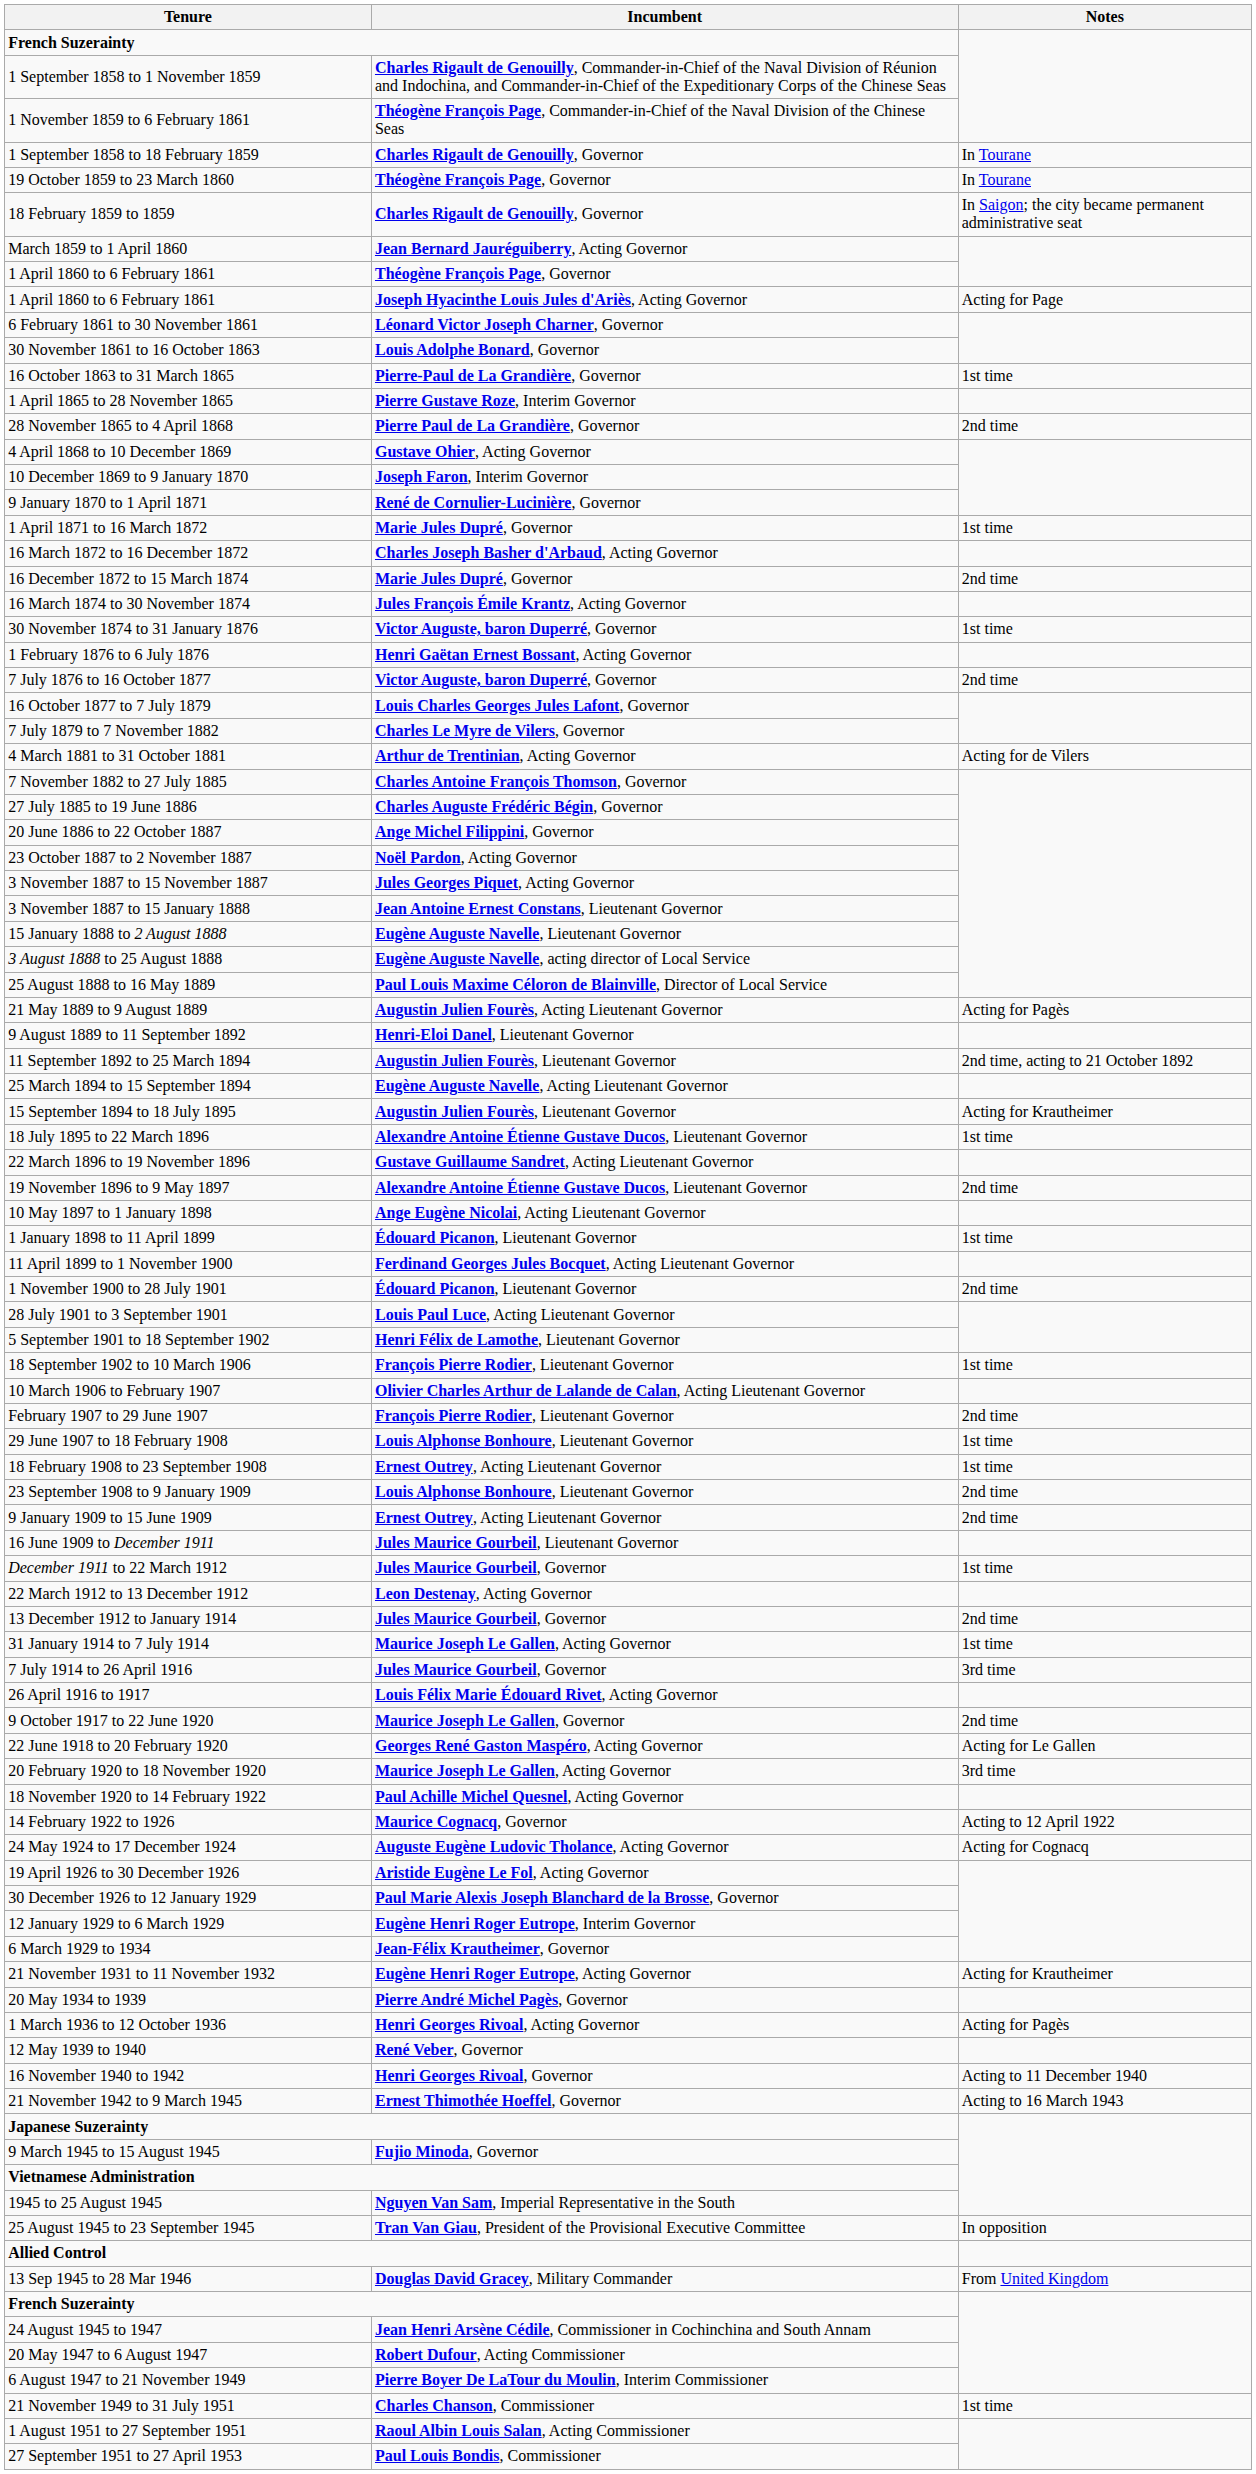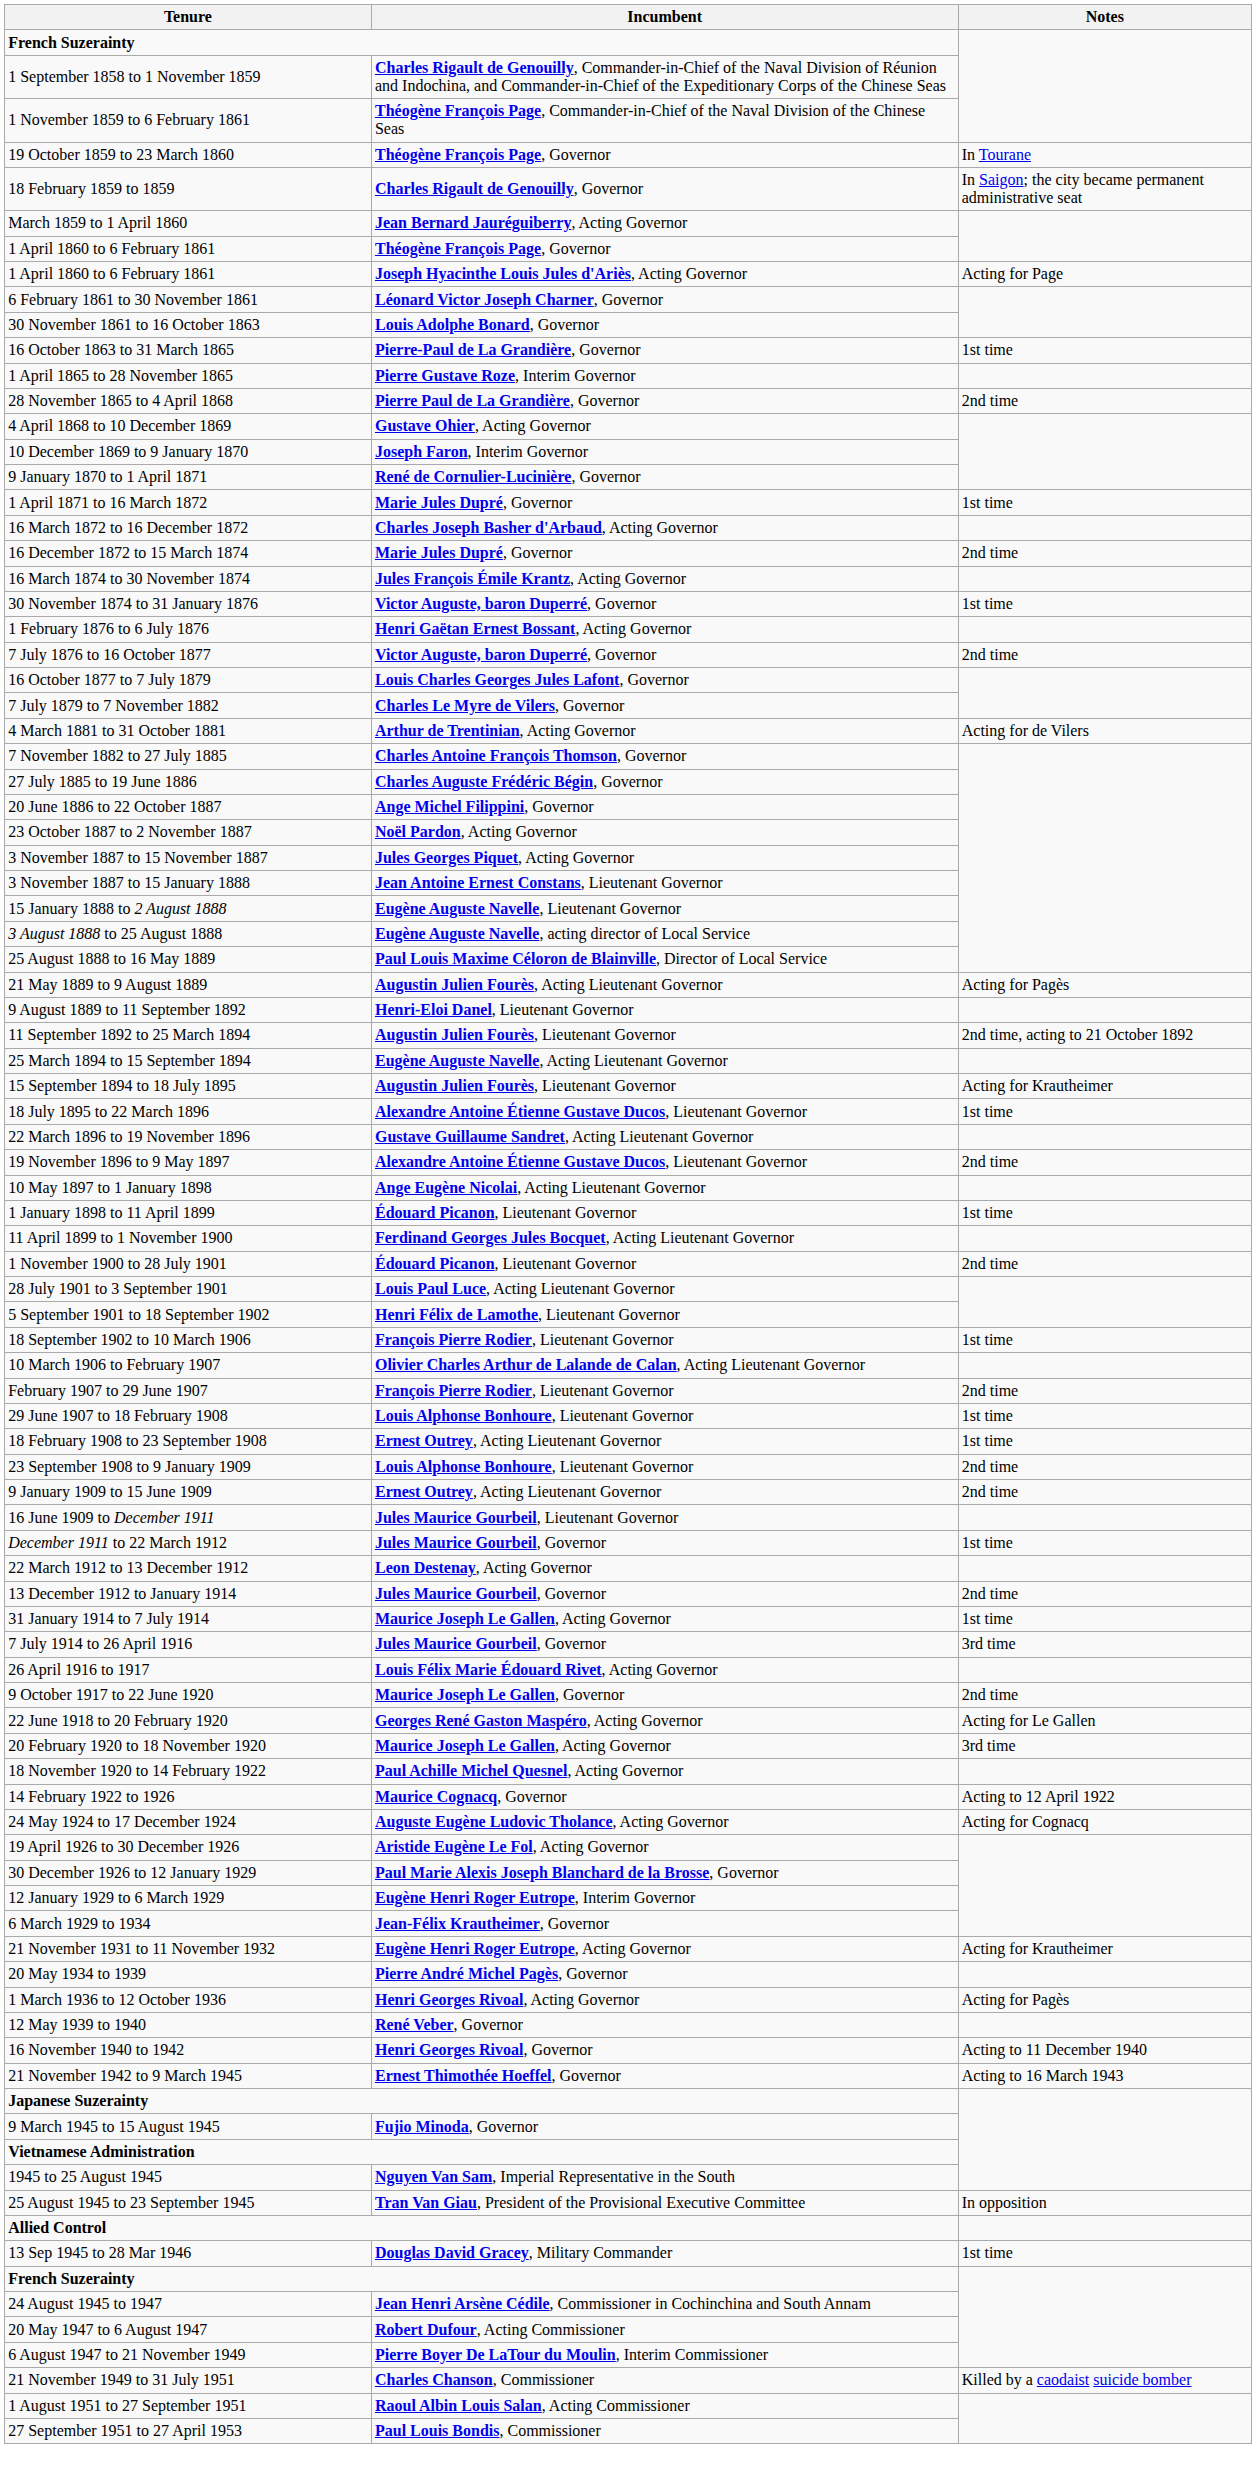- row: (134, 154)
(1035, 2278) From United Kingdom -> (987, 2253) 1st time
(987, 2405) 1st time -> (1077, 2380) Killed by a caodaist suicide bomber
